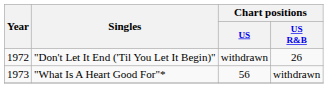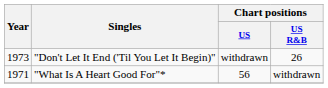(18, 57) 1972 -> (18, 57) 1973
(18, 74) 1973 -> (18, 74) 1971
